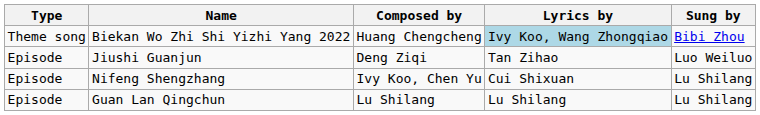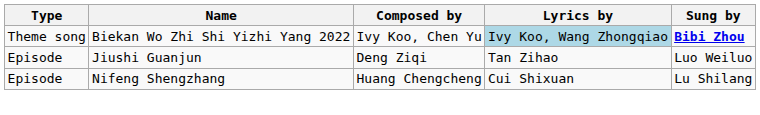(419, 36) Huang Chengcheng -> (419, 36) Ivy Koo, Chen Yu
(709, 36) normal -> (709, 36) bold
(419, 79) Ivy Koo, Chen Yu -> (419, 79) Huang Chengcheng
- row: (159, 100)
